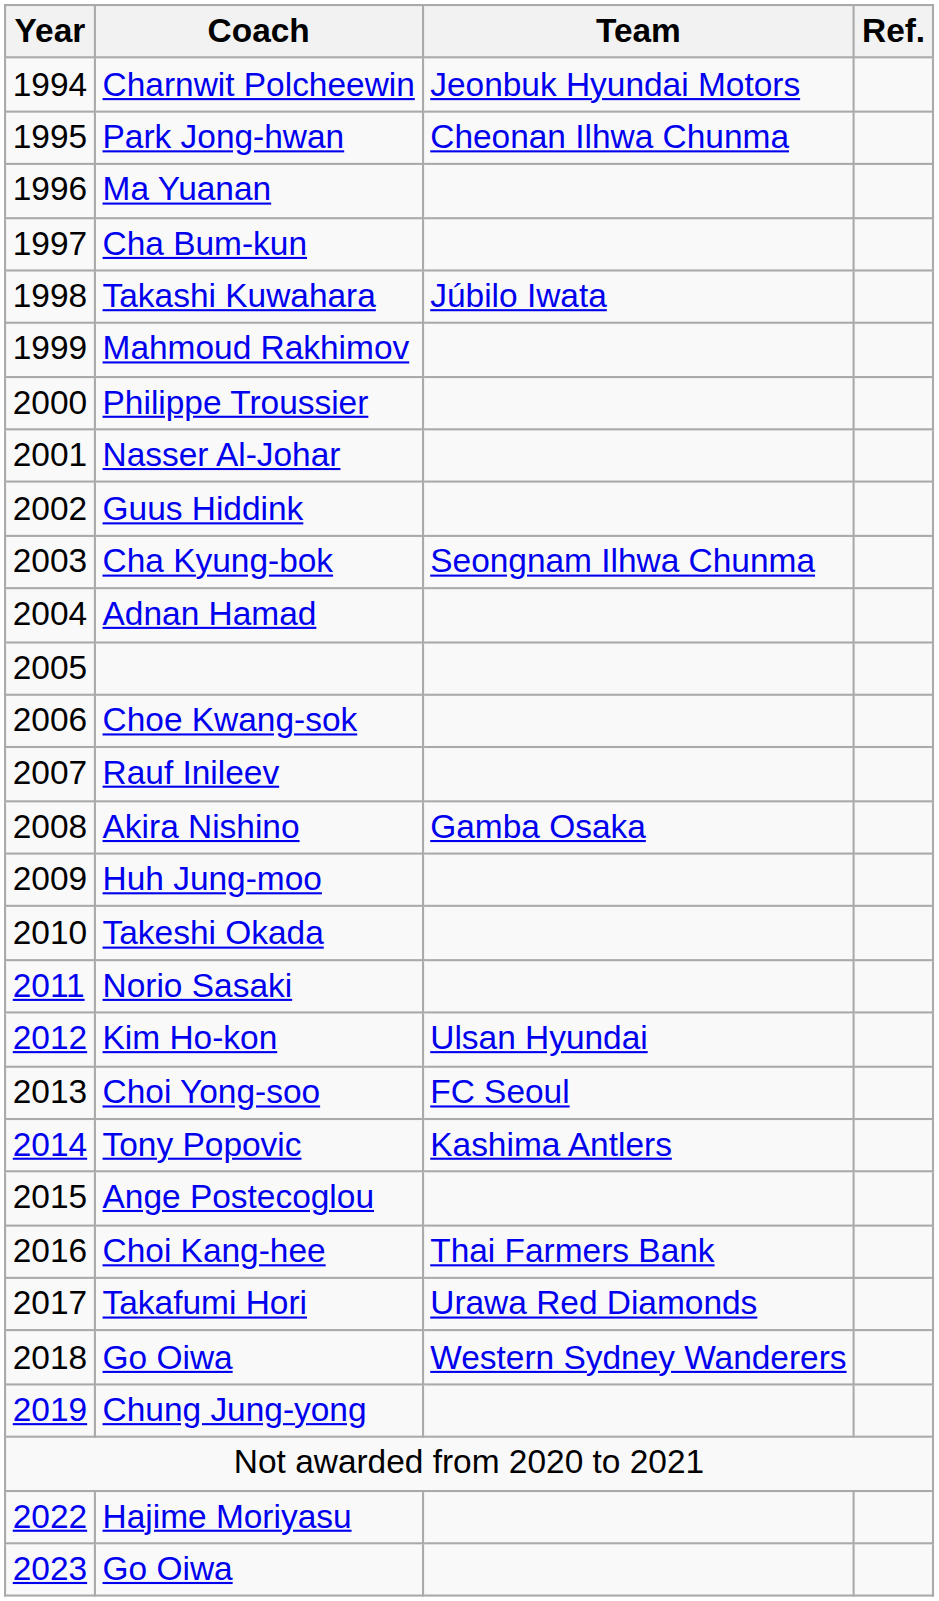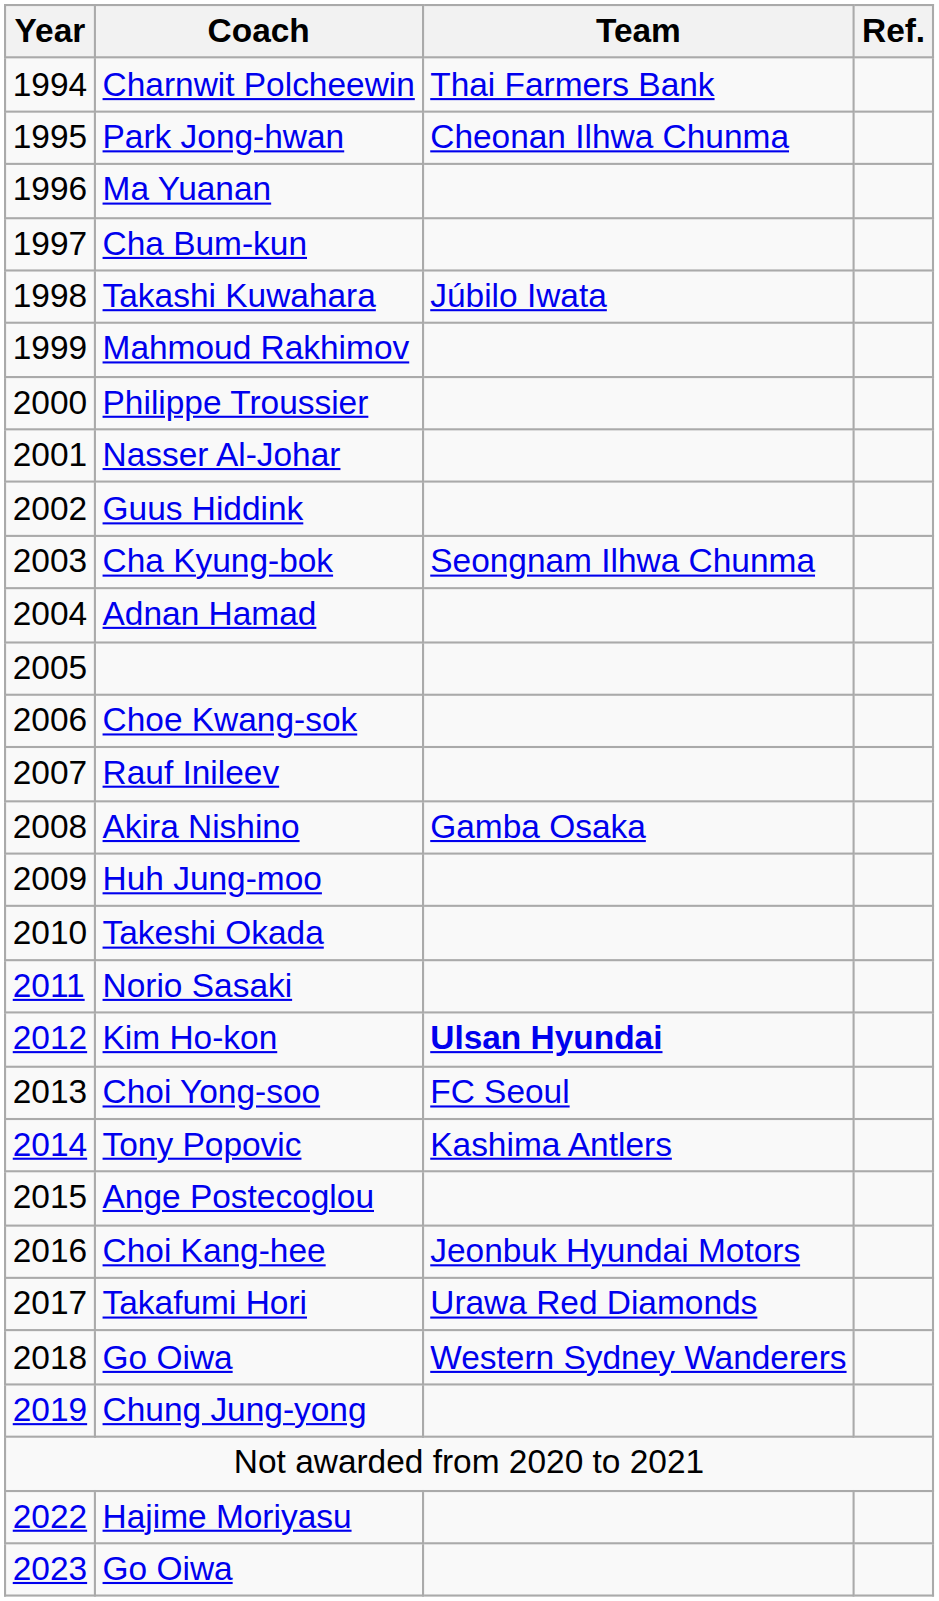(615, 84) Jeonbuk Hyundai Motors -> (572, 84) Thai Farmers Bank
(539, 1038) normal -> (546, 1038) bold
(572, 1250) Thai Farmers Bank -> (615, 1250) Jeonbuk Hyundai Motors
